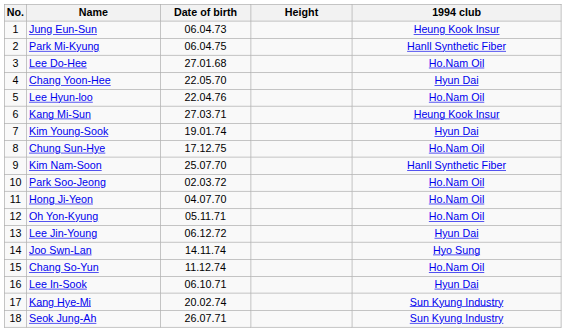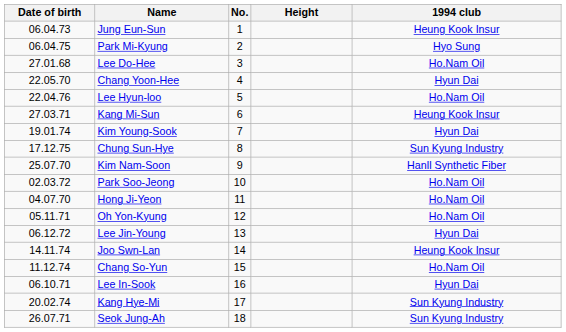columns swapped: (15, 13) <-> (205, 13)
(457, 47) Hanll Synthetic Fiber -> (457, 47) Hyo Sung
(457, 149) Ho.Nam Oil -> (457, 149) Sun Kyung Industry
(457, 251) Hyo Sung -> (457, 251) Heung Kook Insur
